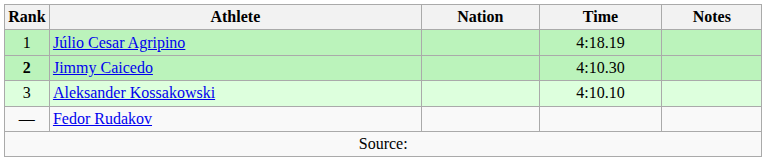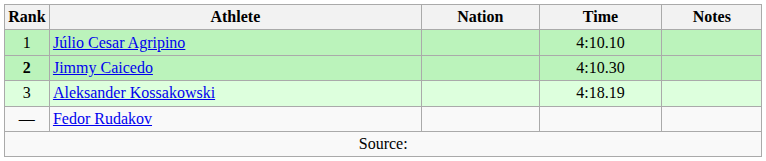(600, 42) 4:18.19 -> (600, 42) 4:10.10
(600, 93) 4:10.10 -> (600, 93) 4:18.19
